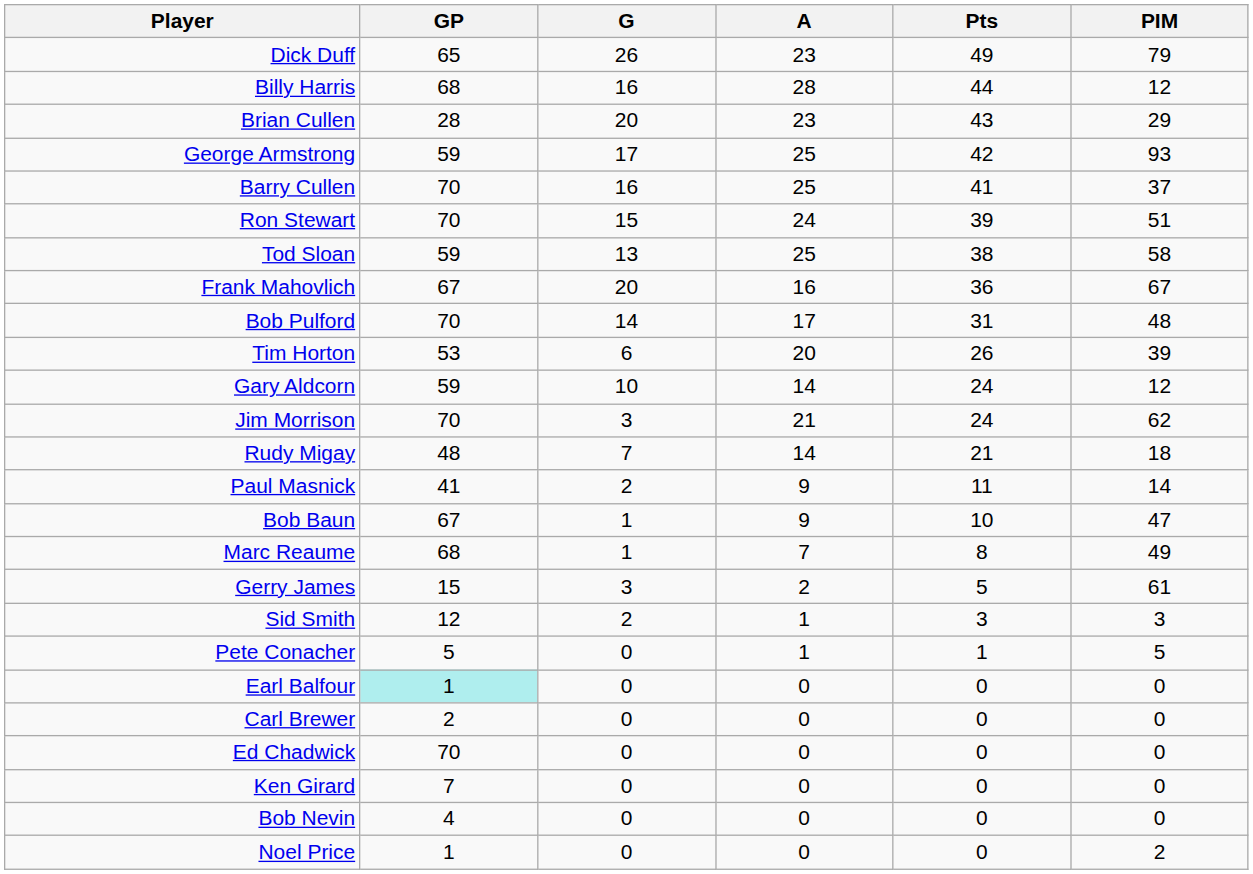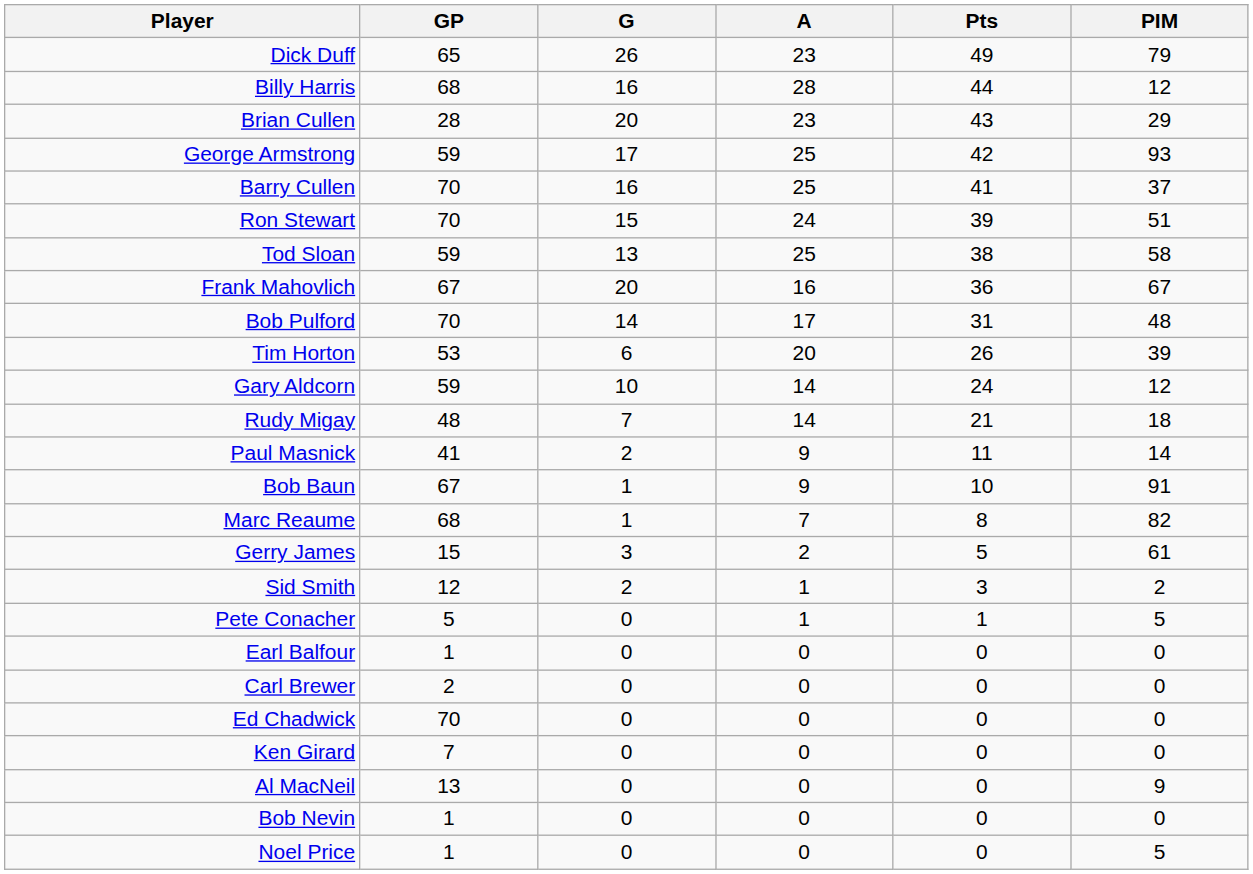- row: (295, 420)
(1160, 519) 47 -> (1160, 486) 91
(1160, 552) 49 -> (1160, 519) 82
(1160, 619) 3 -> (1160, 586) 2
(449, 685) paleturquoise background -> (449, 652) no background
+ row: (305, 785)
(449, 818) 4 -> (449, 818) 1
(1160, 852) 2 -> (1160, 852) 5
